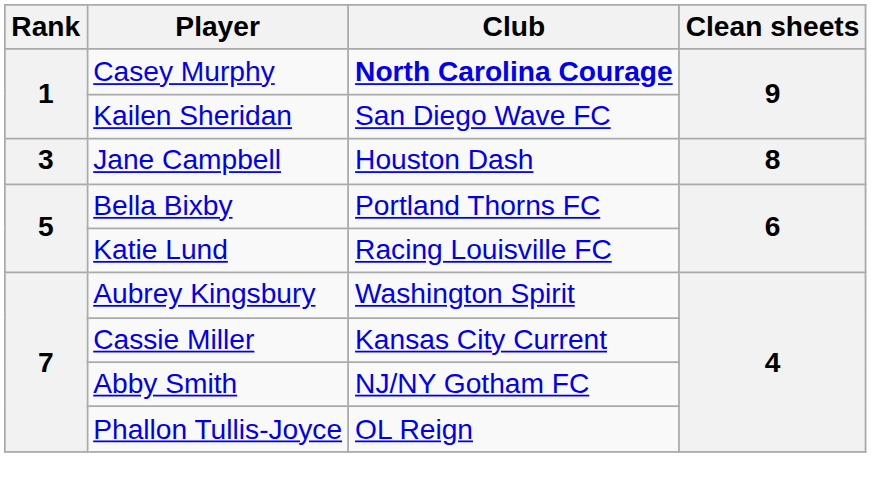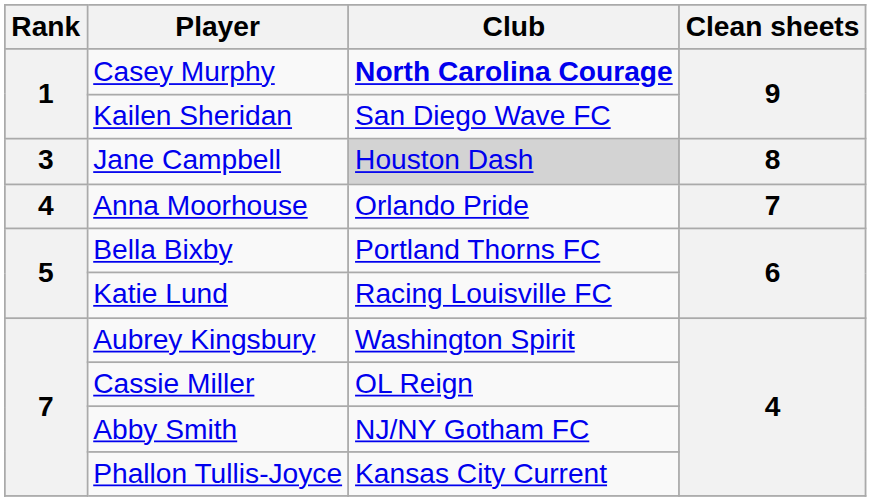(444, 160) no background -> (444, 160) lightgrey background
+ row: (200, 205)
(481, 339) Kansas City Current -> (414, 384) OL Reign
(414, 428) OL Reign -> (481, 473) Kansas City Current
